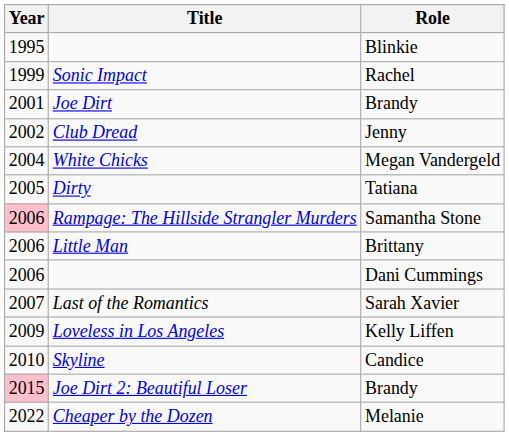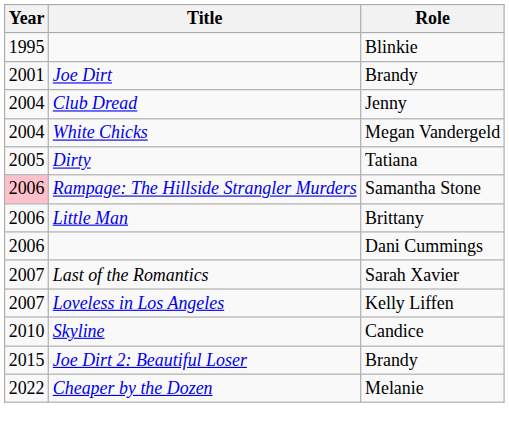- row: (100, 75)
(27, 132) 2002 -> (27, 103) 2004
(27, 331) 2009 -> (27, 302) 2007
(27, 388) pink background -> (27, 359) no background
